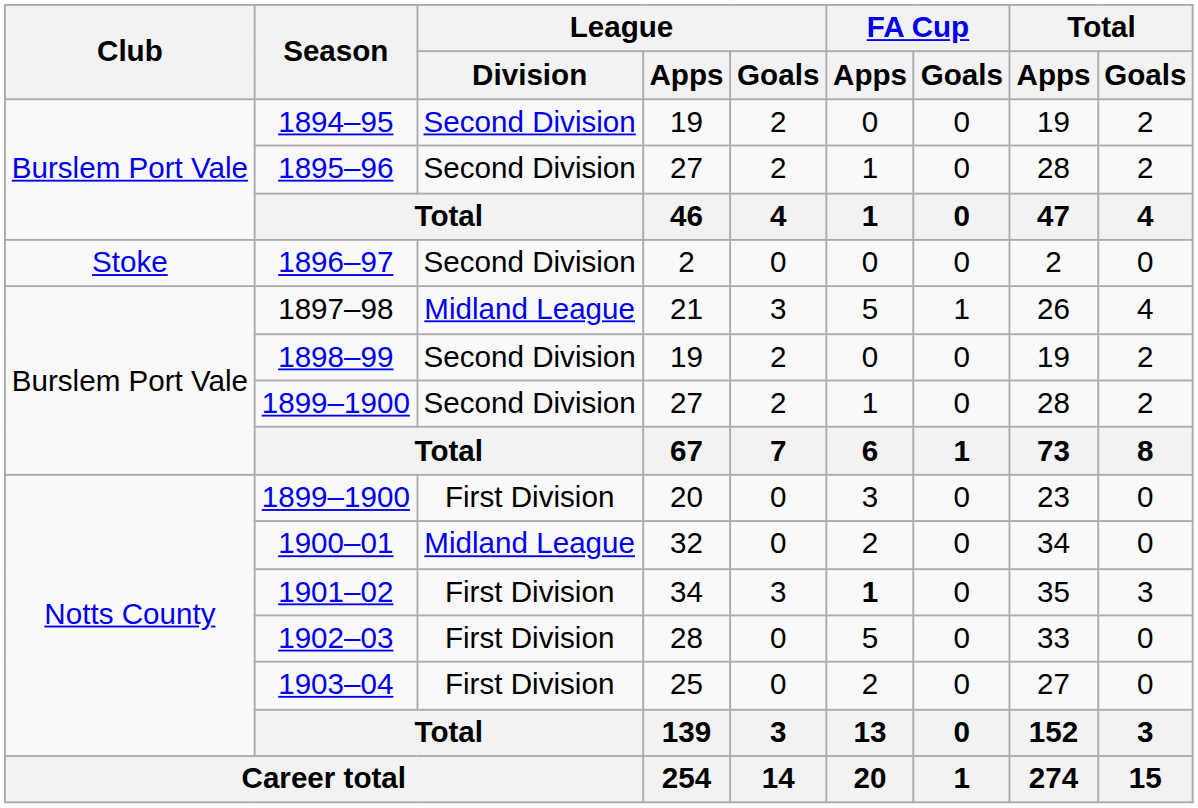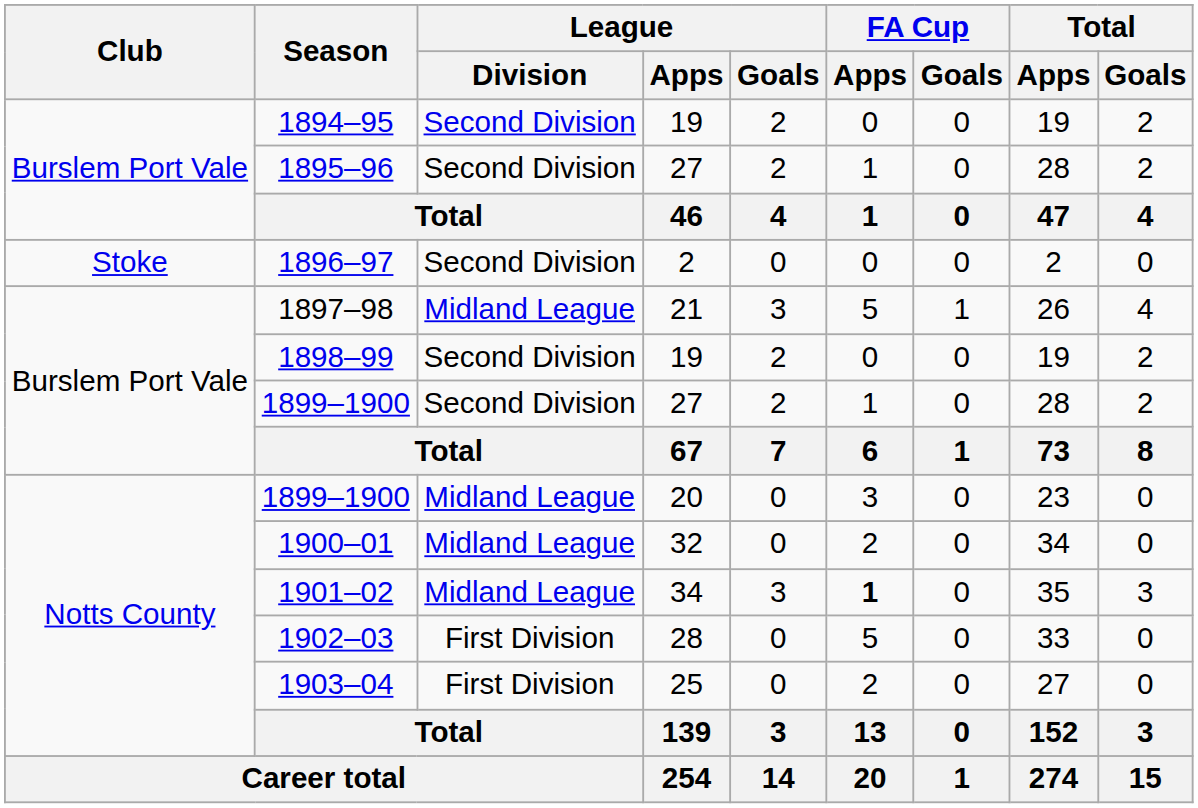(530, 497) First Division -> (530, 497) Midland League
(530, 591) First Division -> (530, 591) Midland League
